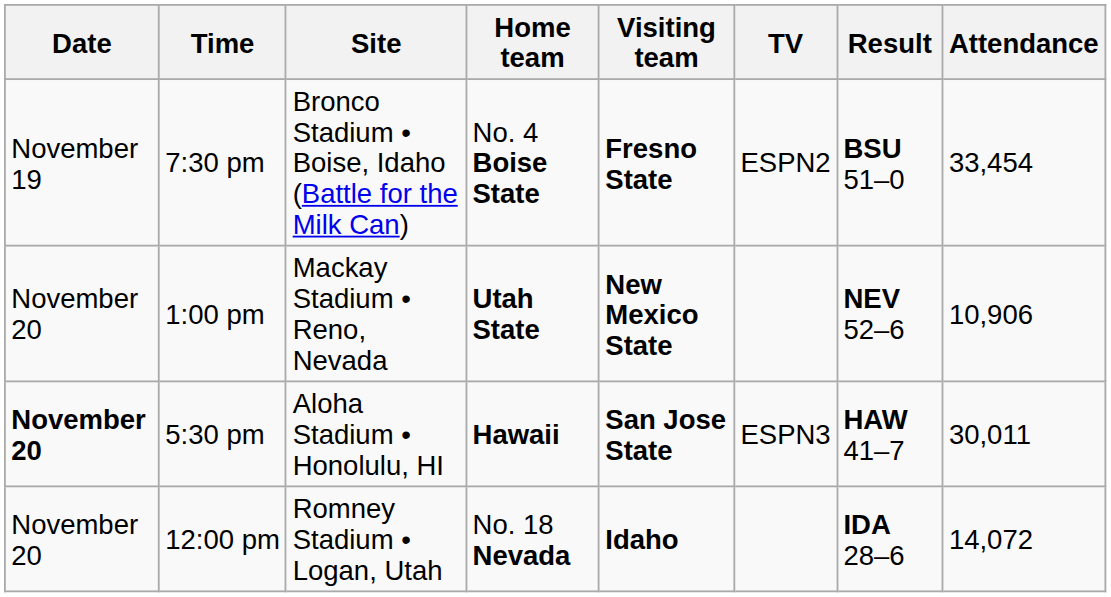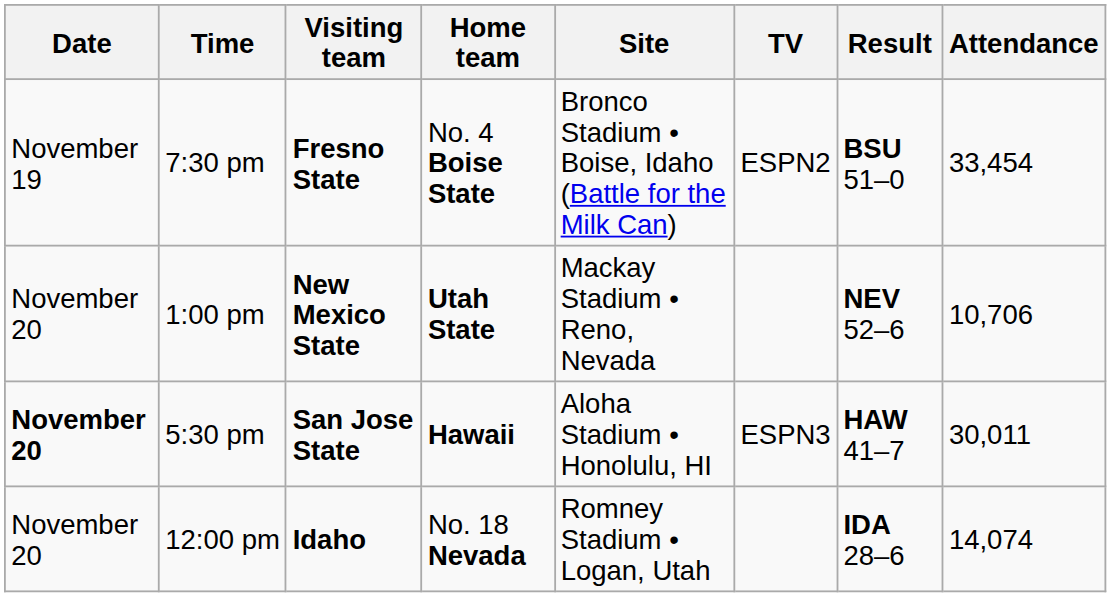columns swapped: (667, 42) <-> (376, 42)
(991, 314) 10,906 -> (991, 314) 10,706
(991, 540) 14,072 -> (991, 540) 14,074
